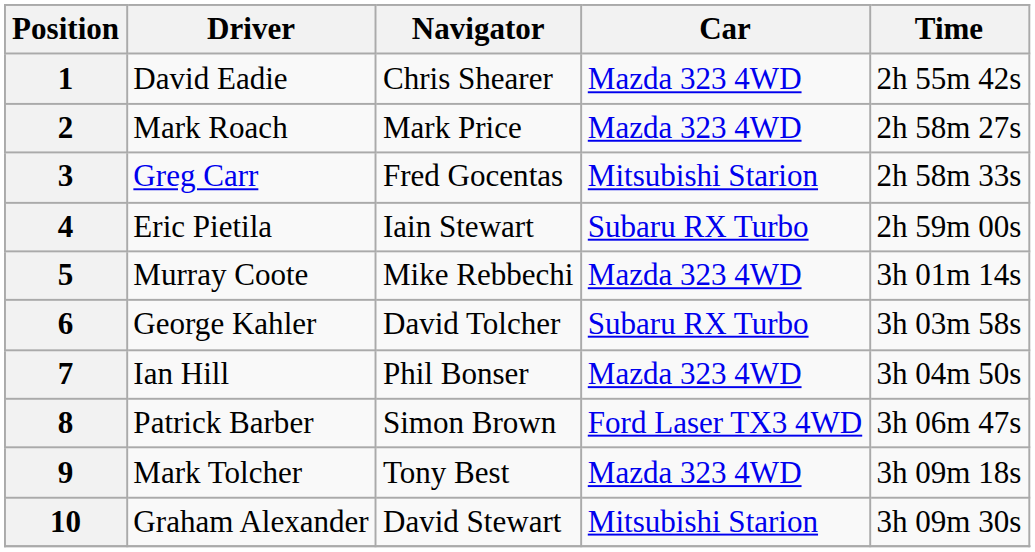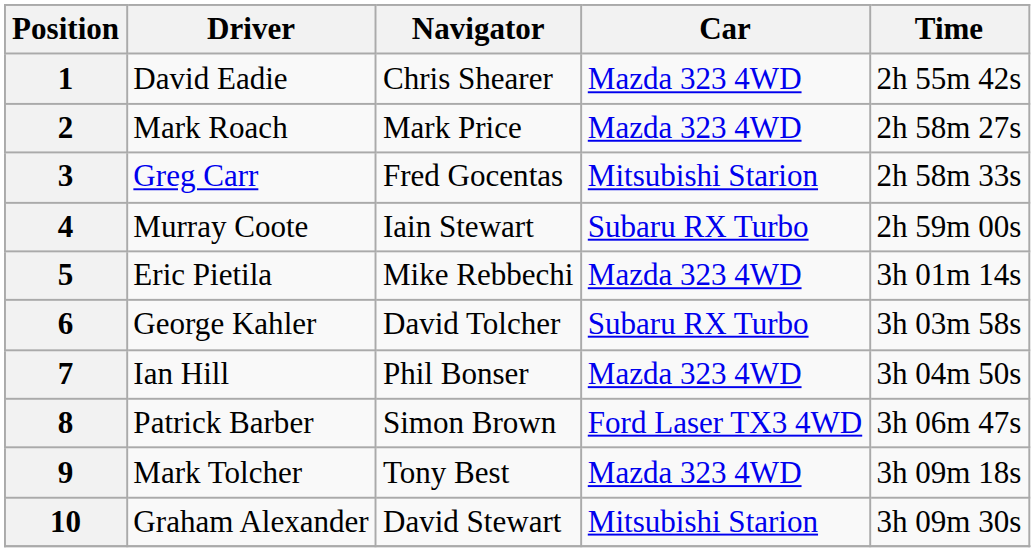(203, 226) Eric Pietila -> (221, 226) Murray Coote
(221, 275) Murray Coote -> (203, 275) Eric Pietila
